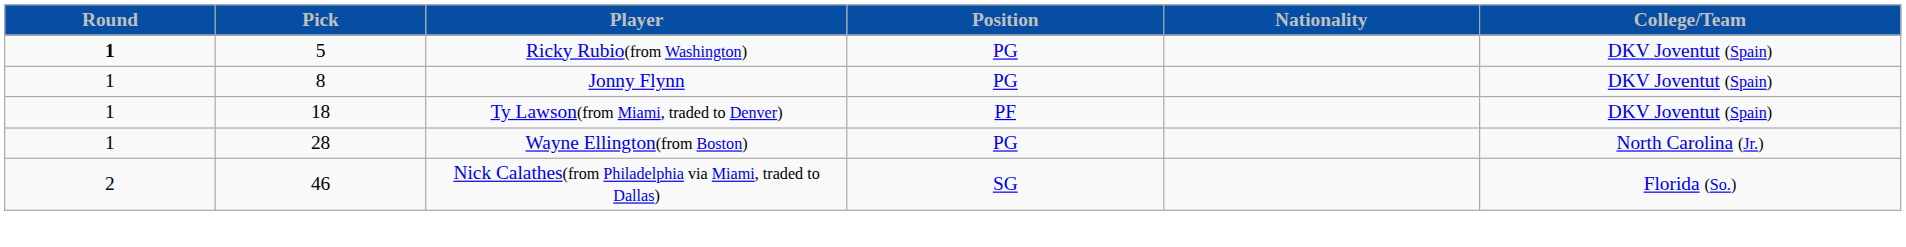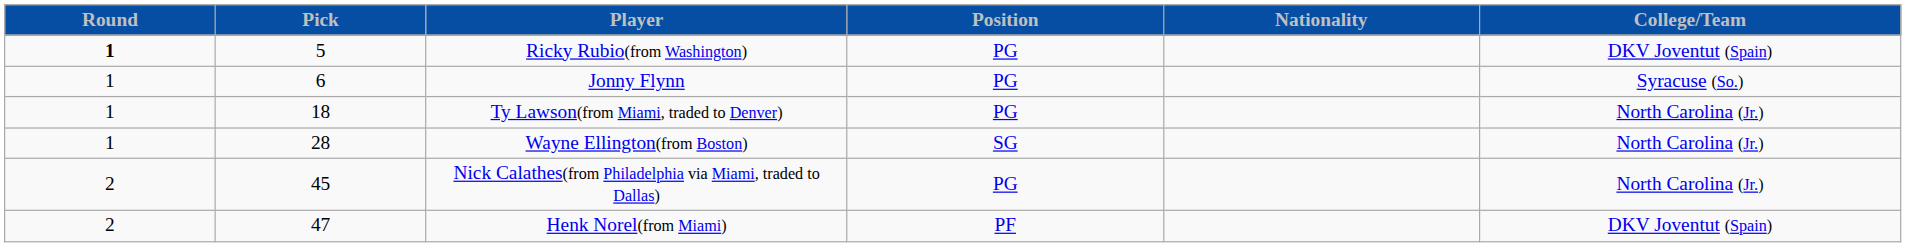(321, 81) 8 -> (321, 81) 6
(1690, 81) DKV Joventut (Spain) -> (1690, 81) Syracuse (So.)
(1005, 111) PF -> (1005, 111) PG
(1690, 111) DKV Joventut (Spain) -> (1690, 111) North Carolina (Jr.)
(1005, 142) PG -> (1005, 142) SG
(321, 184) 46 -> (321, 184) 45
(1005, 184) SG -> (1005, 184) PG
(1690, 184) Florida (So.) -> (1690, 184) North Carolina (Jr.)
+ row: (637, 225)
